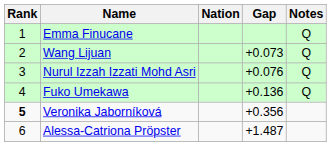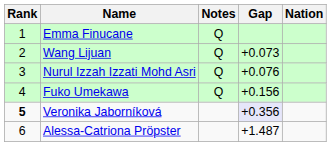columns swapped: (221, 14) <-> (306, 14)
(264, 92) +0.136 -> (260, 92) +0.156
(264, 111) no background -> (260, 111) lavender background
